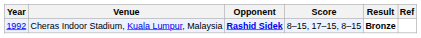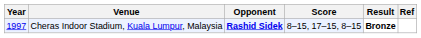(16, 26) 1992 -> (16, 26) 1997
